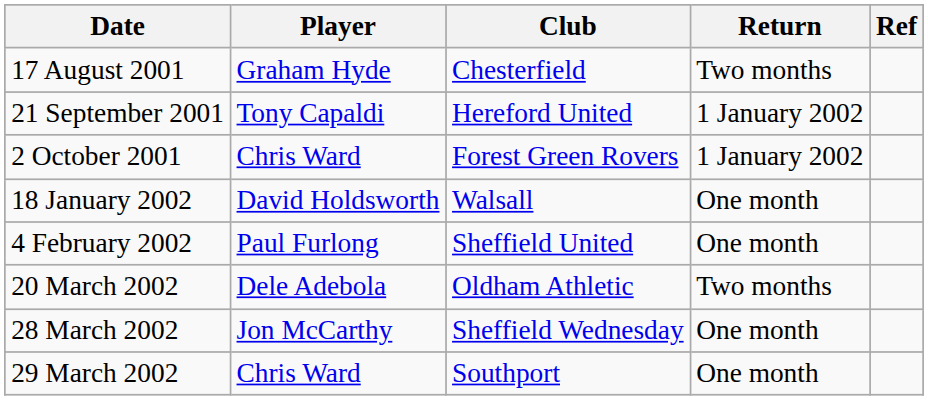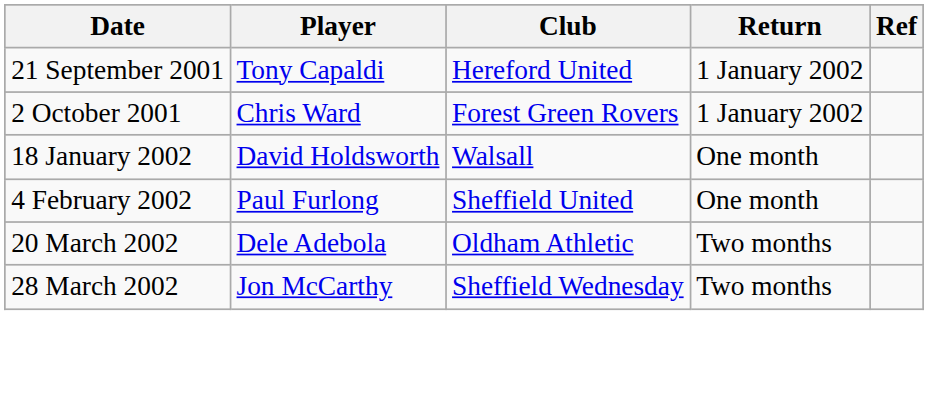- row: (98, 69)
(757, 329) One month -> (764, 286) Two months
- row: (95, 373)
